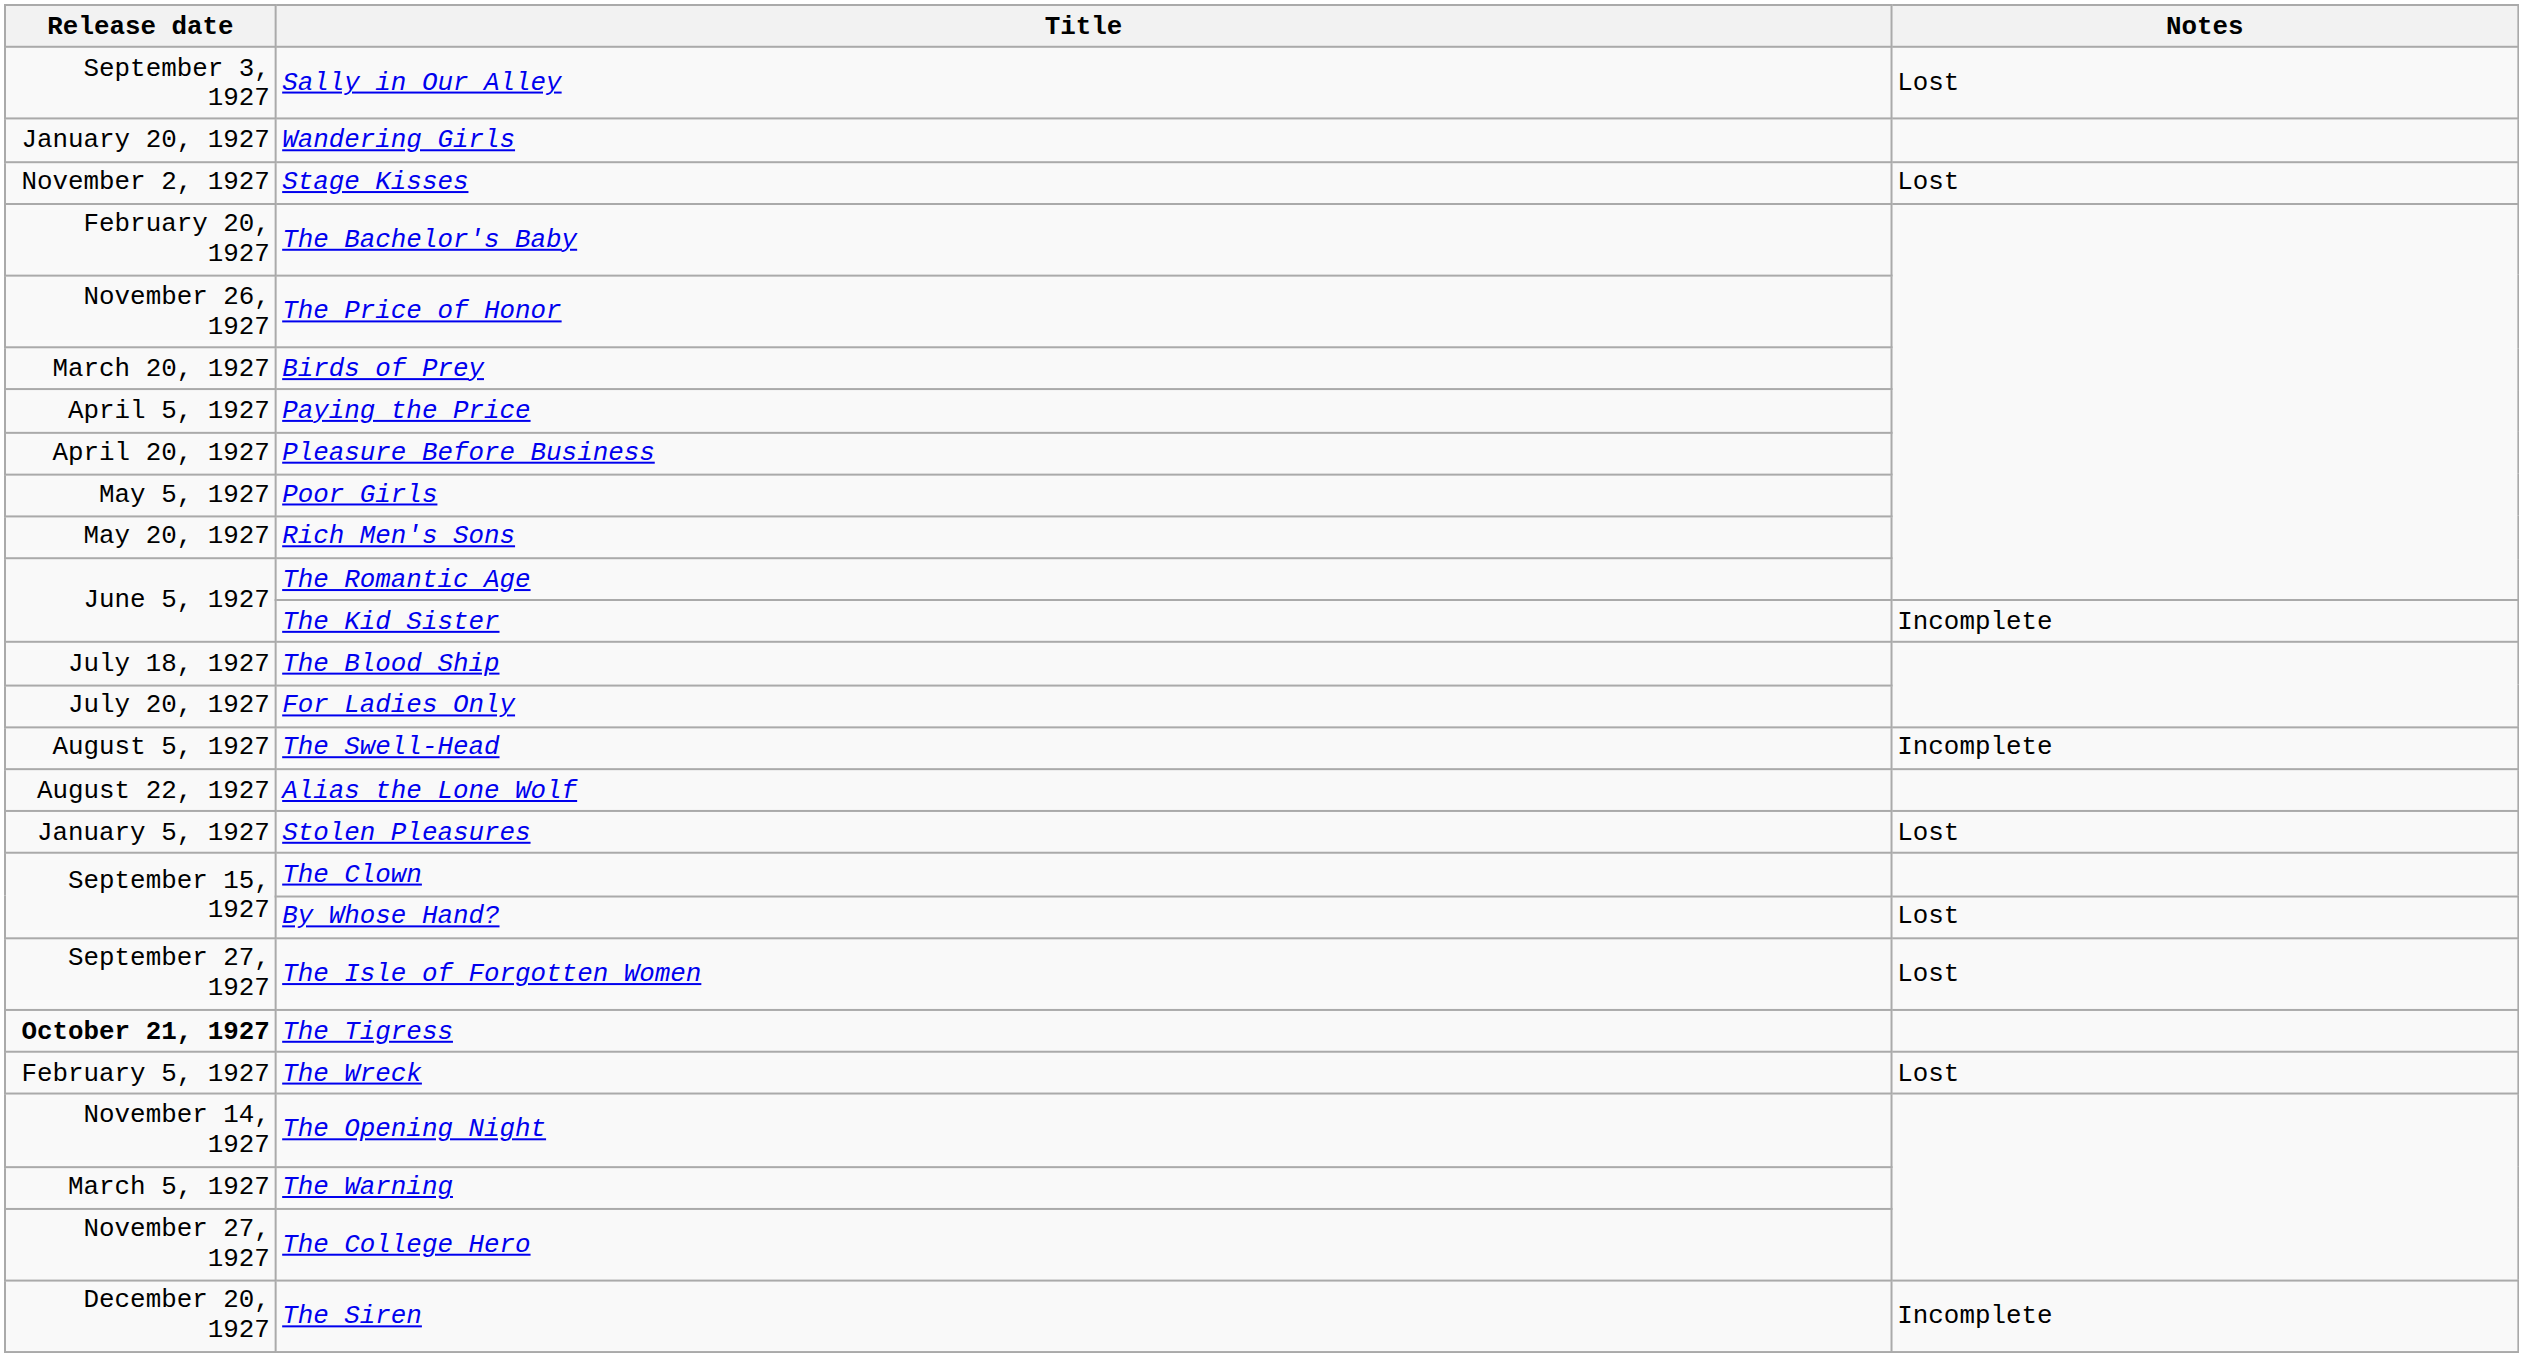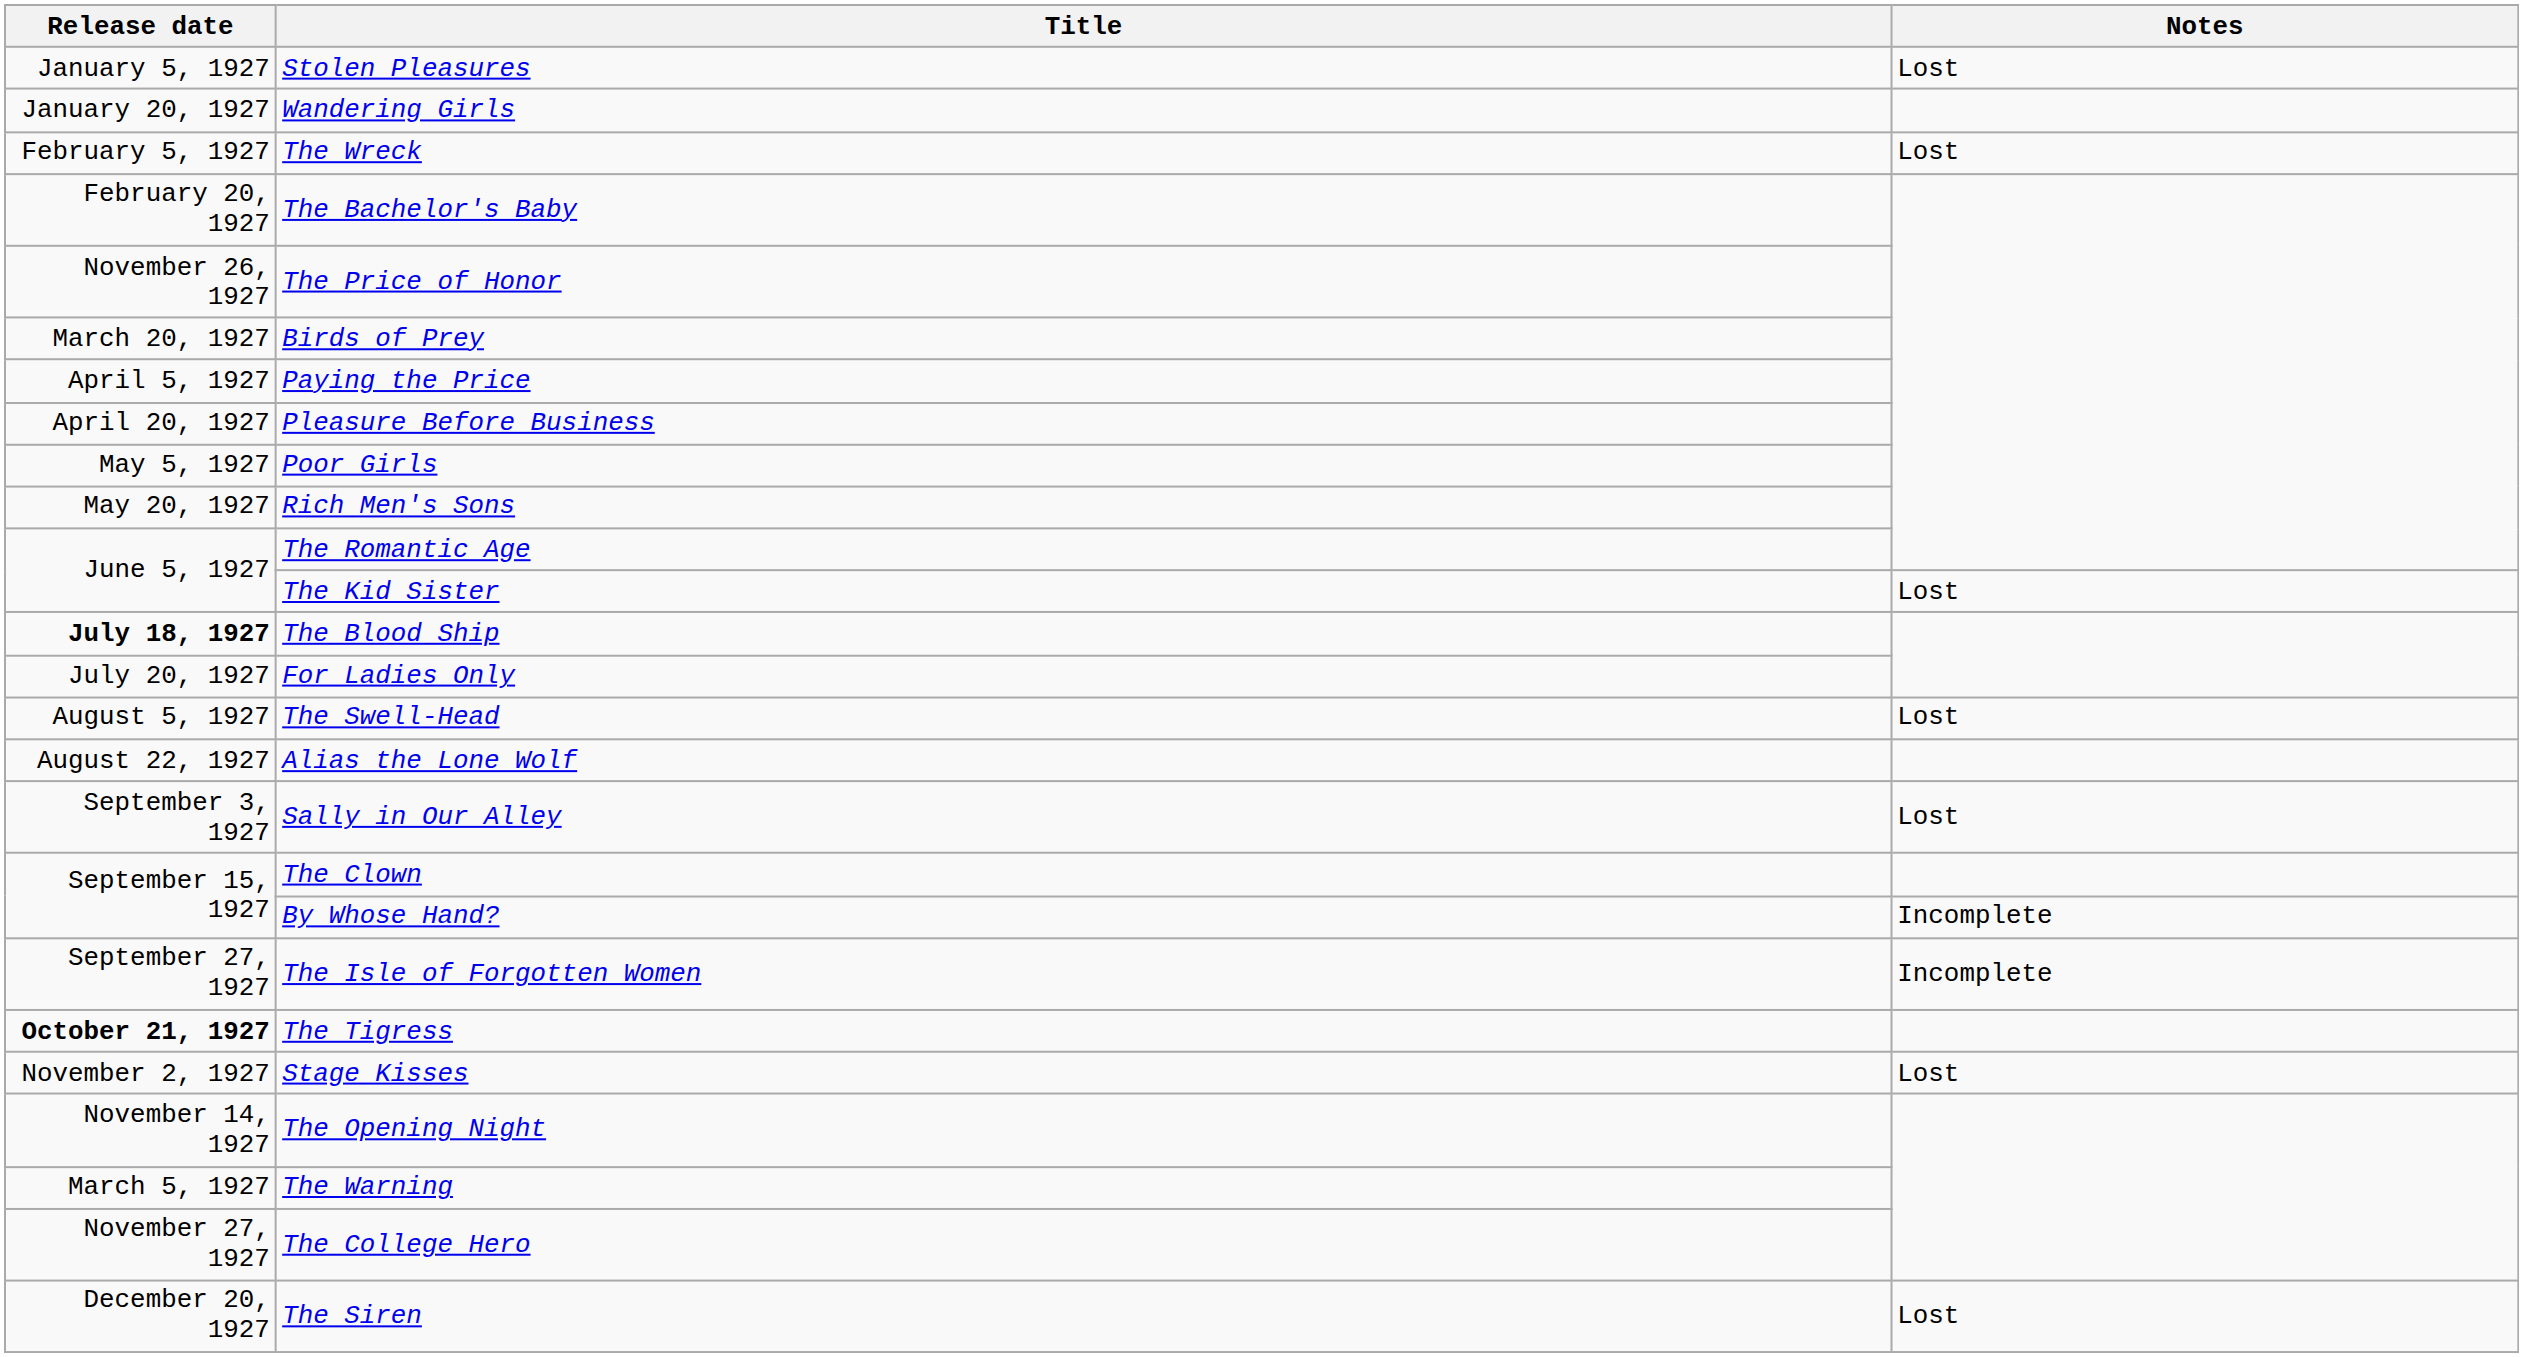rows swapped: (406, 832) <-> (422, 83)
rows swapped: (352, 1073) <-> (375, 182)
(1975, 622) Incomplete -> (1928, 592) Lost
(169, 664) normal -> (169, 634) bold
(1975, 748) Incomplete -> (1928, 718) Lost
(1928, 917) Lost -> (1975, 917) Incomplete
(1928, 974) Lost -> (1975, 974) Incomplete
(1975, 1316) Incomplete -> (1928, 1316) Lost
